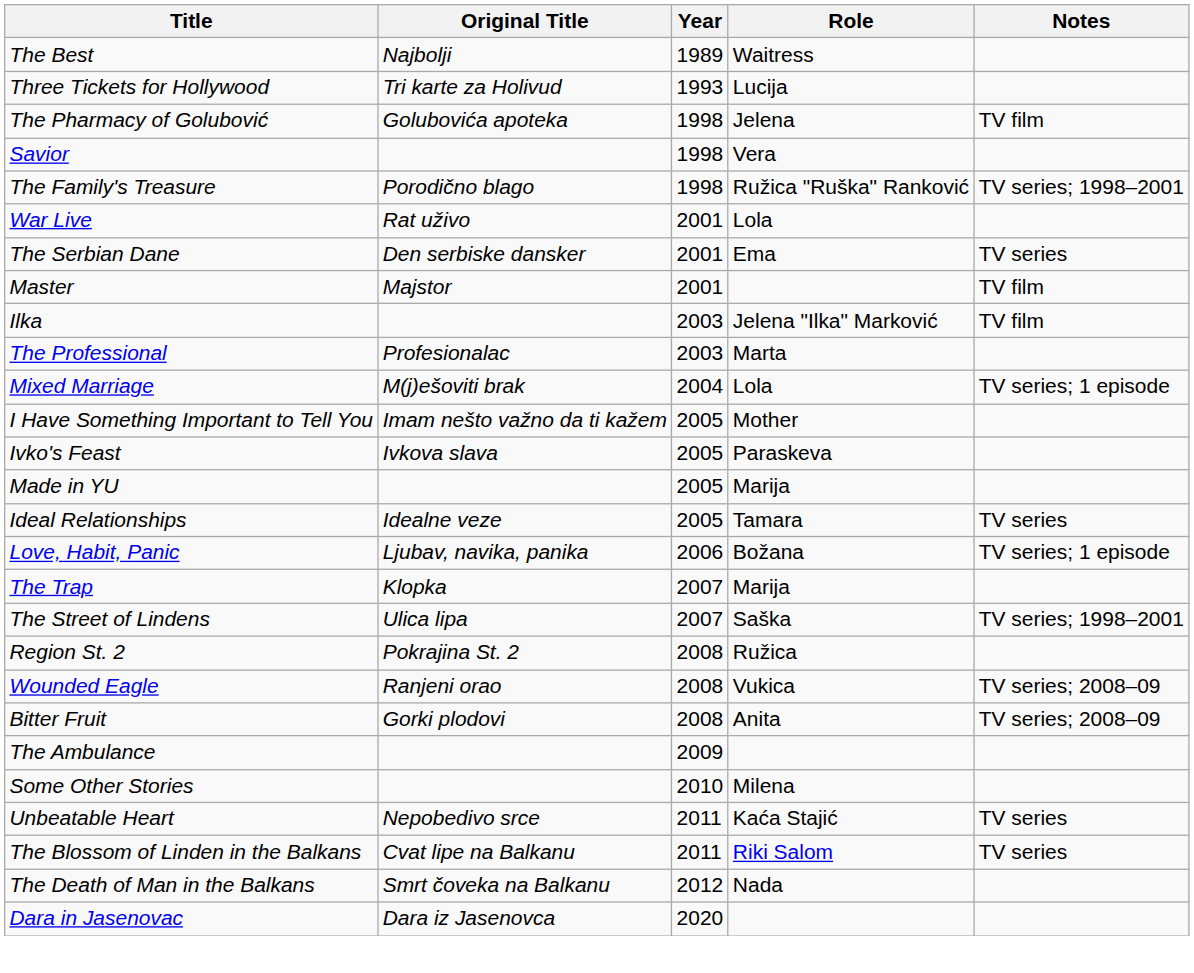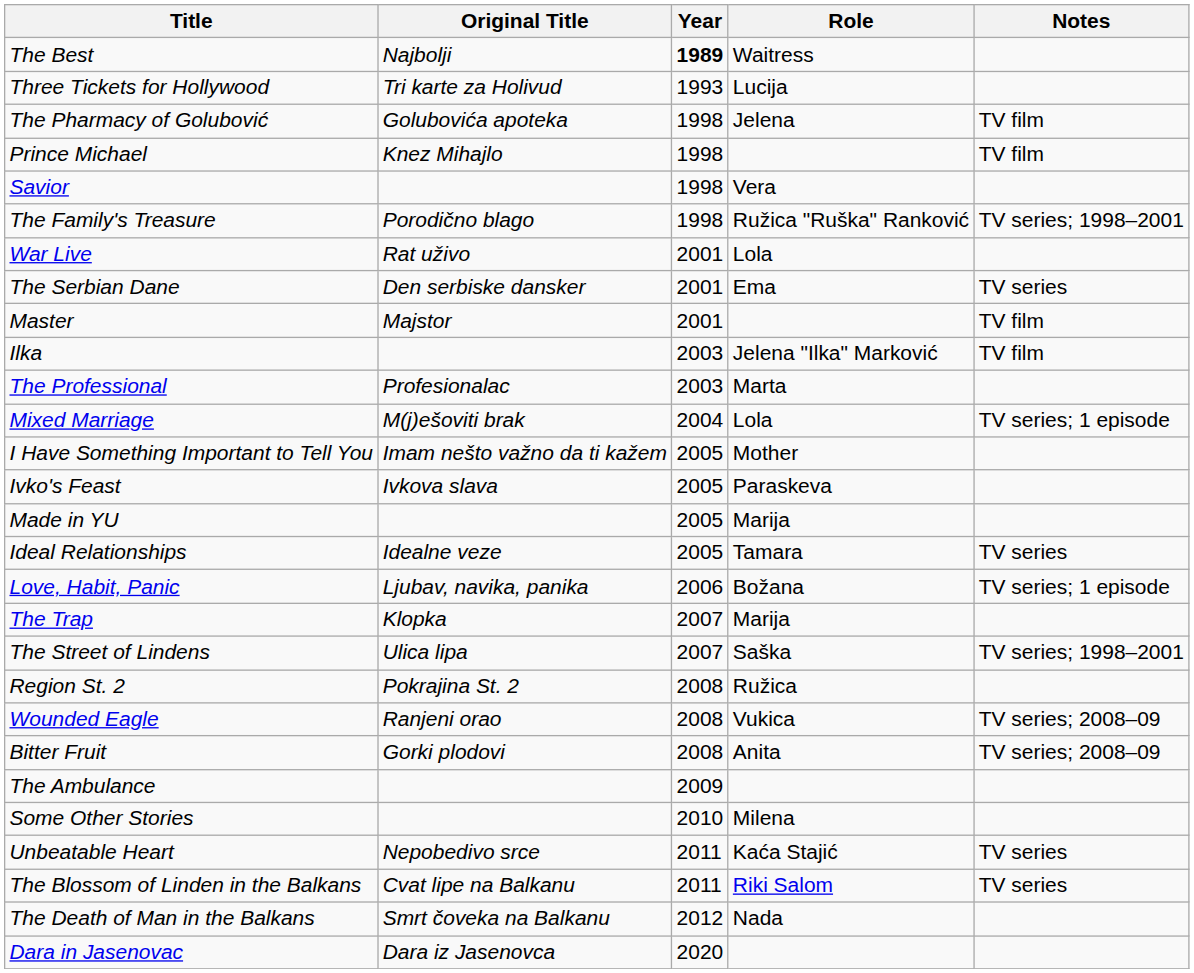(700, 54) normal -> (700, 54) bold
+ row: (78, 154)
